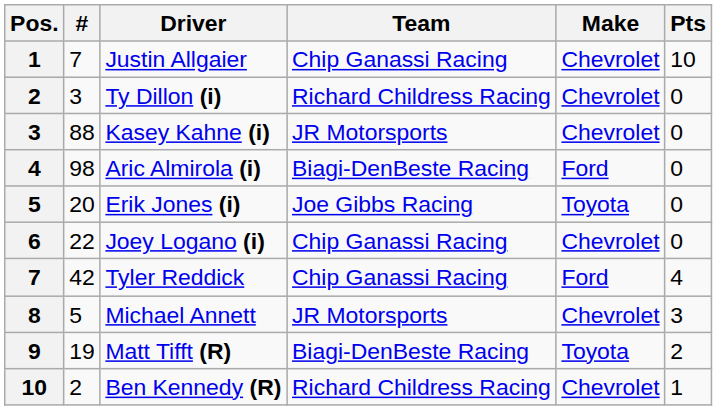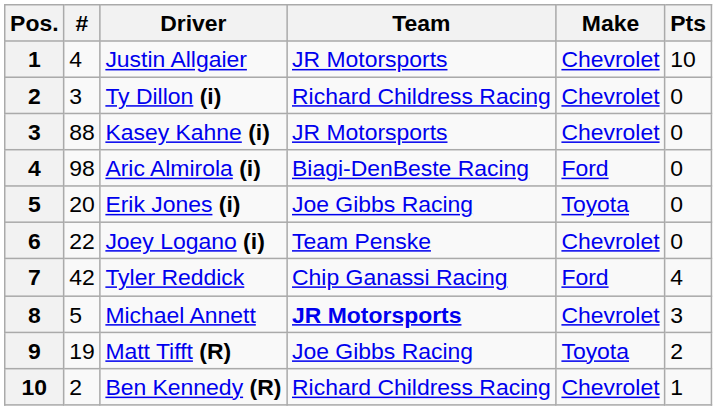(76, 59) 7 -> (76, 59) 4
(400, 59) Chip Ganassi Racing -> (370, 59) JR Motorsports
(400, 241) Chip Ganassi Racing -> (361, 241) Team Penske
(370, 314) normal -> (377, 314) bold
(411, 350) Biagi-DenBeste Racing -> (383, 350) Joe Gibbs Racing
